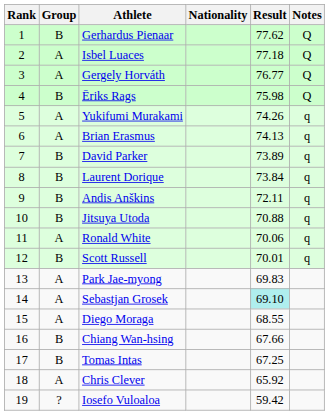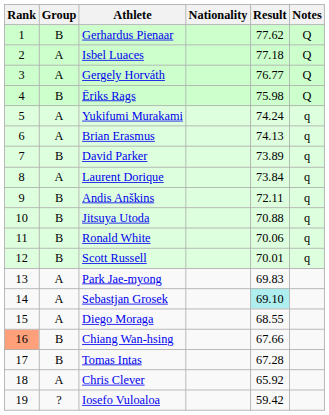(270, 116) 74.26 -> (270, 116) 74.24
(59, 177) B -> (59, 177) A
(59, 238) A -> (59, 238) B
(22, 339) no background -> (22, 339) lightsalmon background
(270, 359) 67.25 -> (270, 359) 67.28
